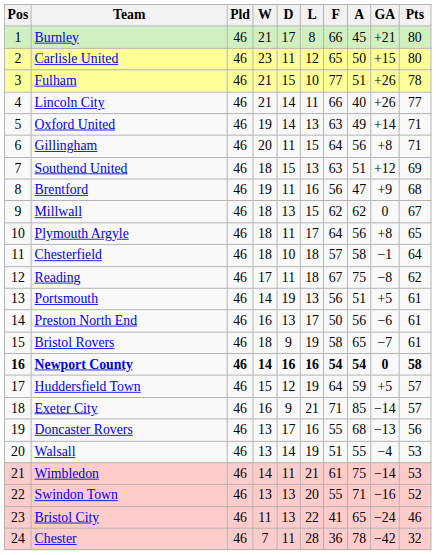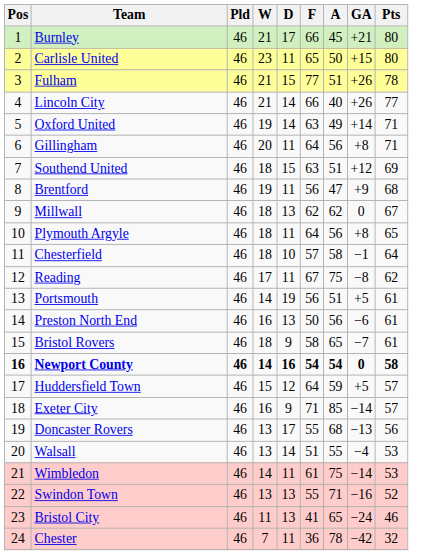- column: (312, 15)
